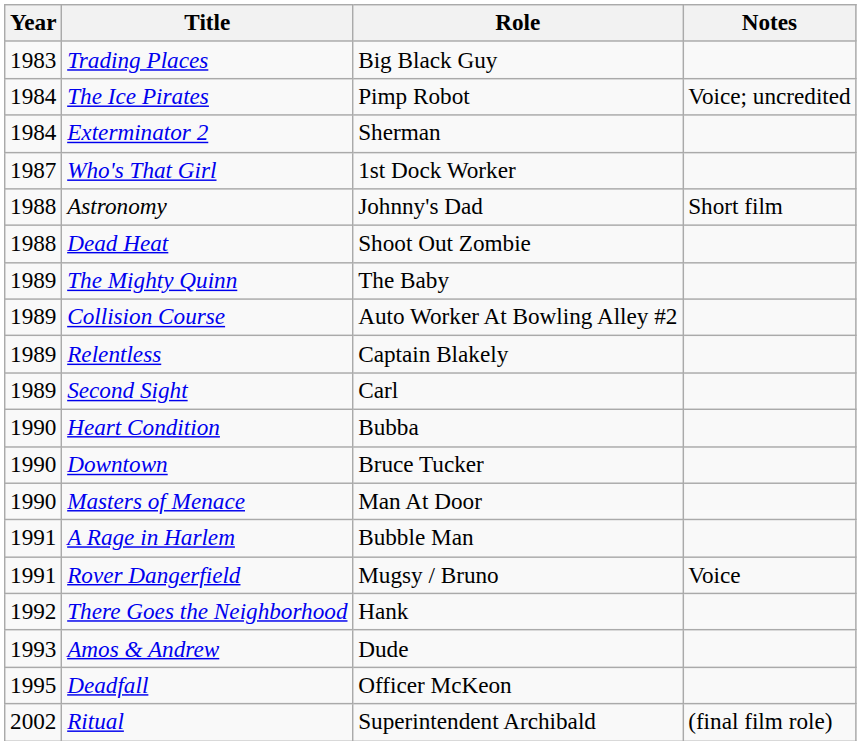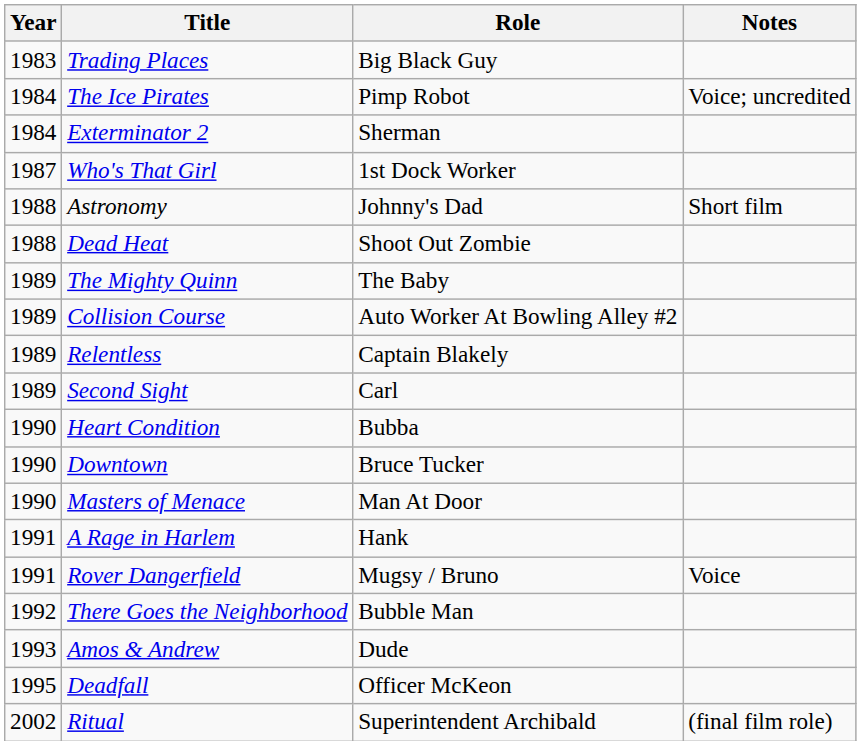(416, 538) Bubble Man -> (383, 538) Hank
(383, 611) Hank -> (416, 611) Bubble Man
